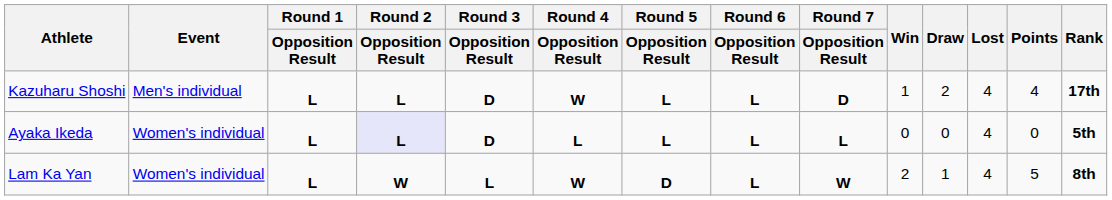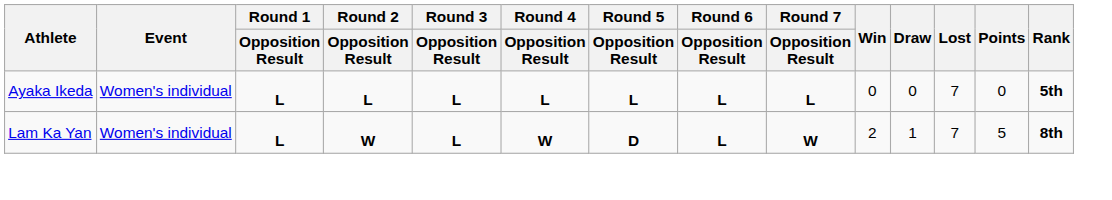- row: (67, 91)
(401, 141) lavender background -> (368, 100) no background
(489, 141) D -> (457, 100) L
(988, 133) 4 -> (955, 91) 7
(988, 174) 4 -> (955, 133) 7
